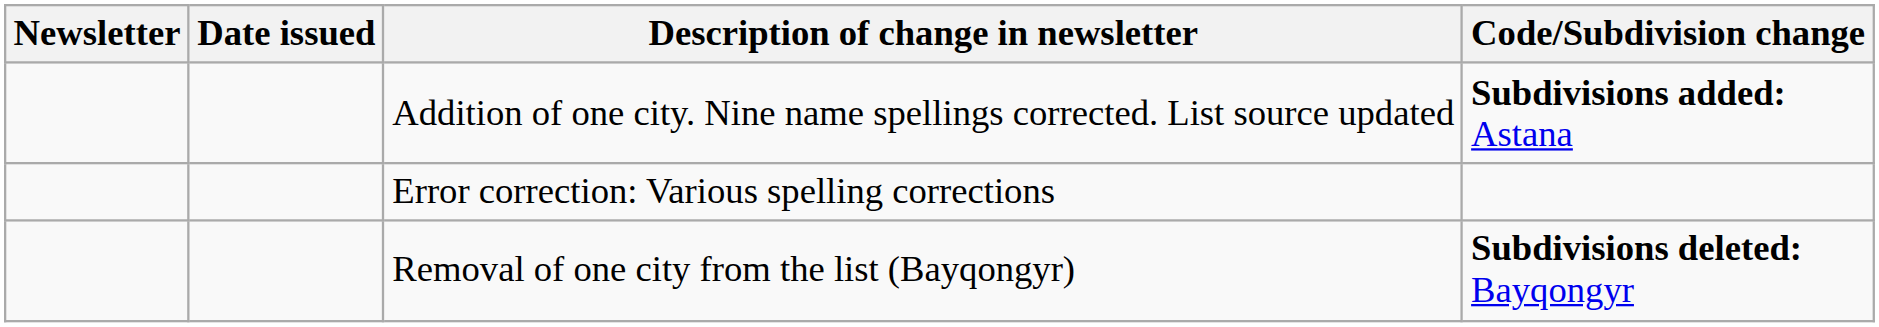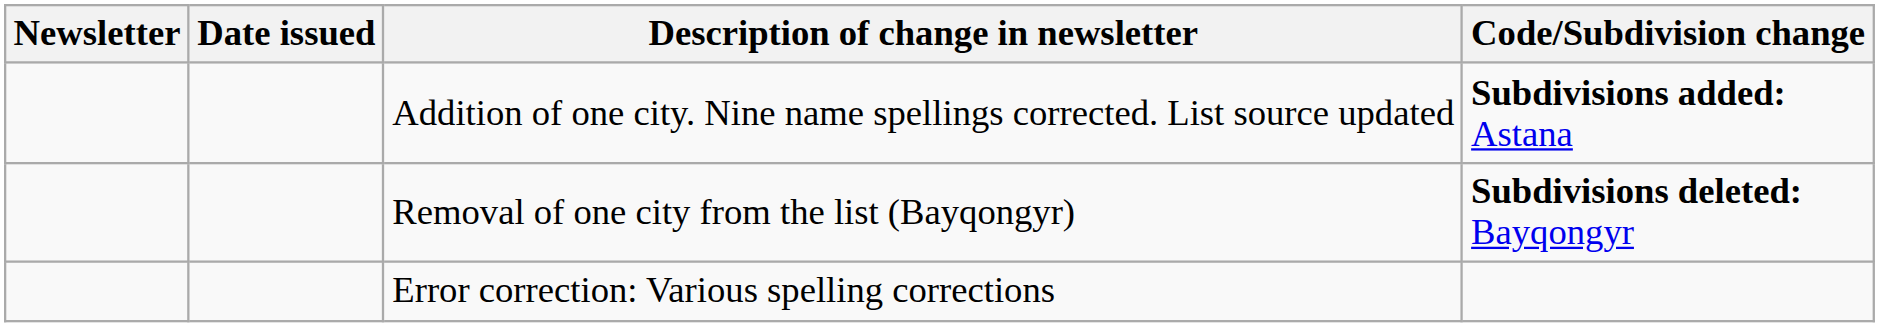rows swapped: (724, 190) <-> (734, 269)
